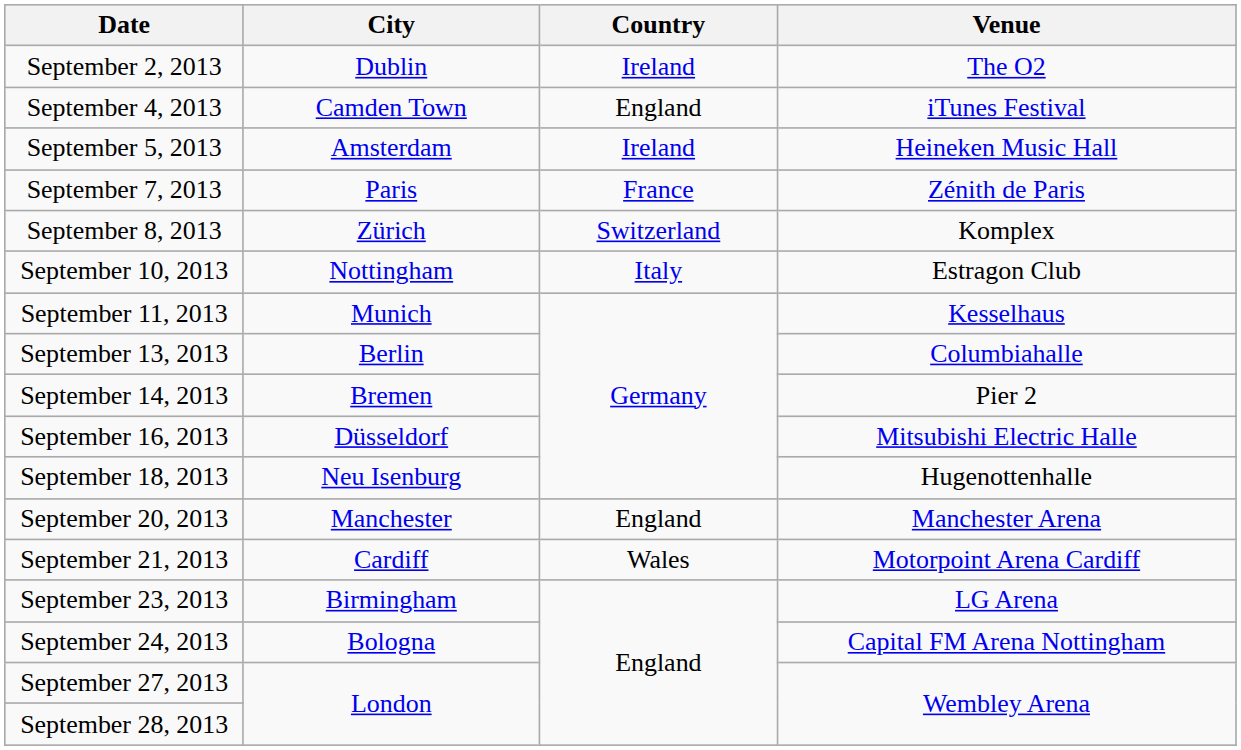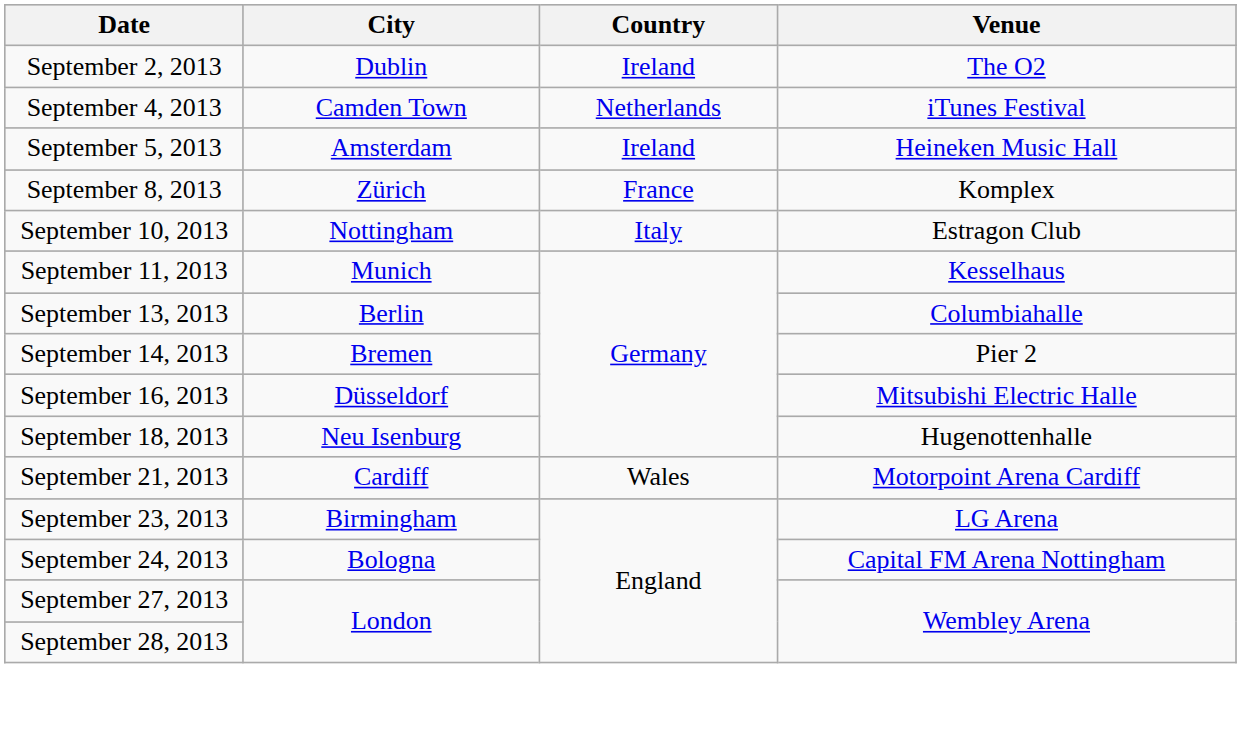(658, 107) England -> (658, 107) Netherlands
- row: (124, 189)
(658, 230) Switzerland -> (658, 189) France
- row: (124, 518)
